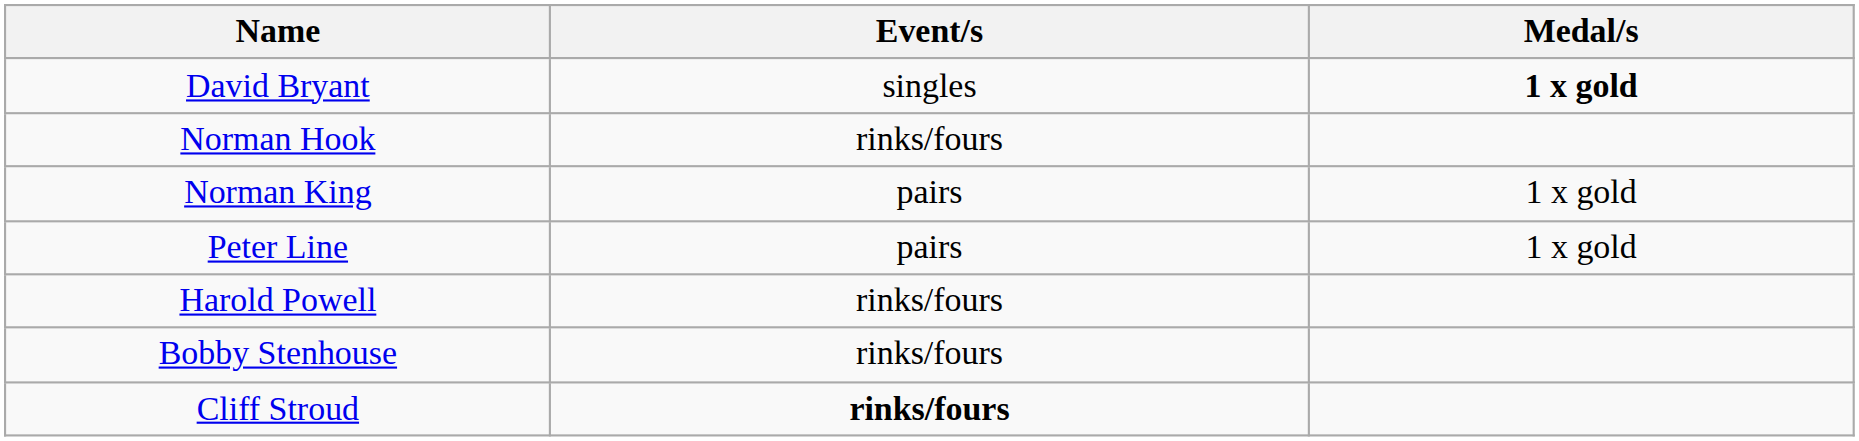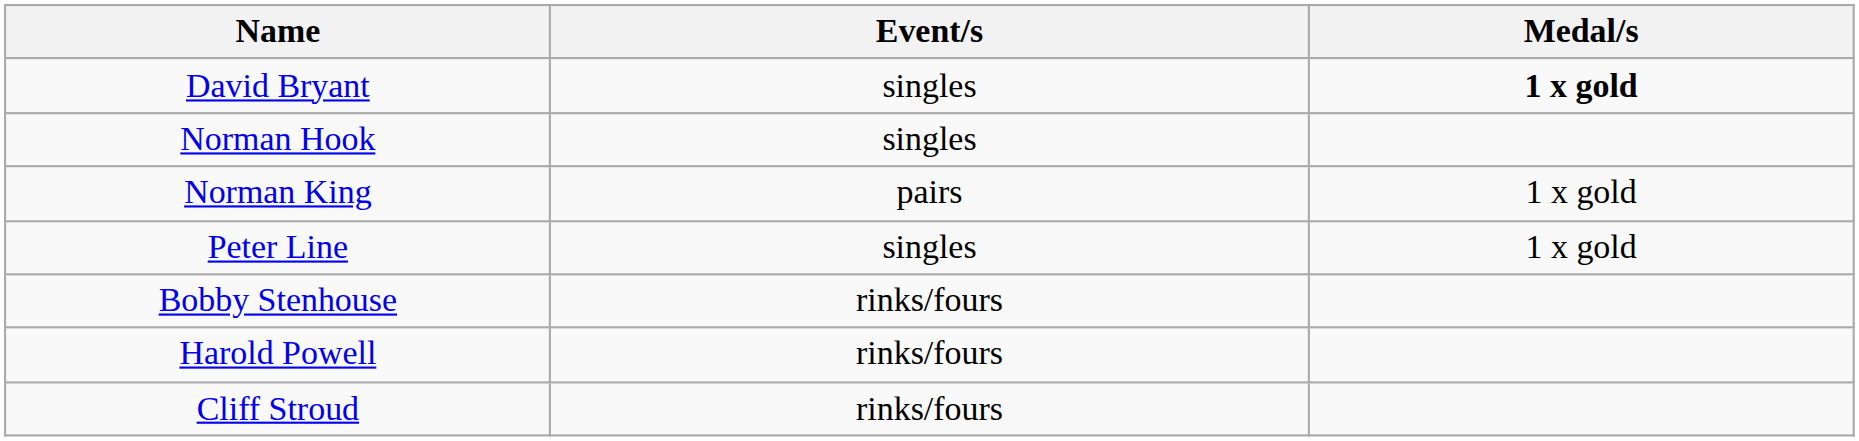(929, 138) rinks/fours -> (929, 138) singles
(929, 246) pairs -> (929, 246) singles
rows swapped: (278, 300) <-> (278, 354)
(929, 407) bold -> (929, 407) normal
